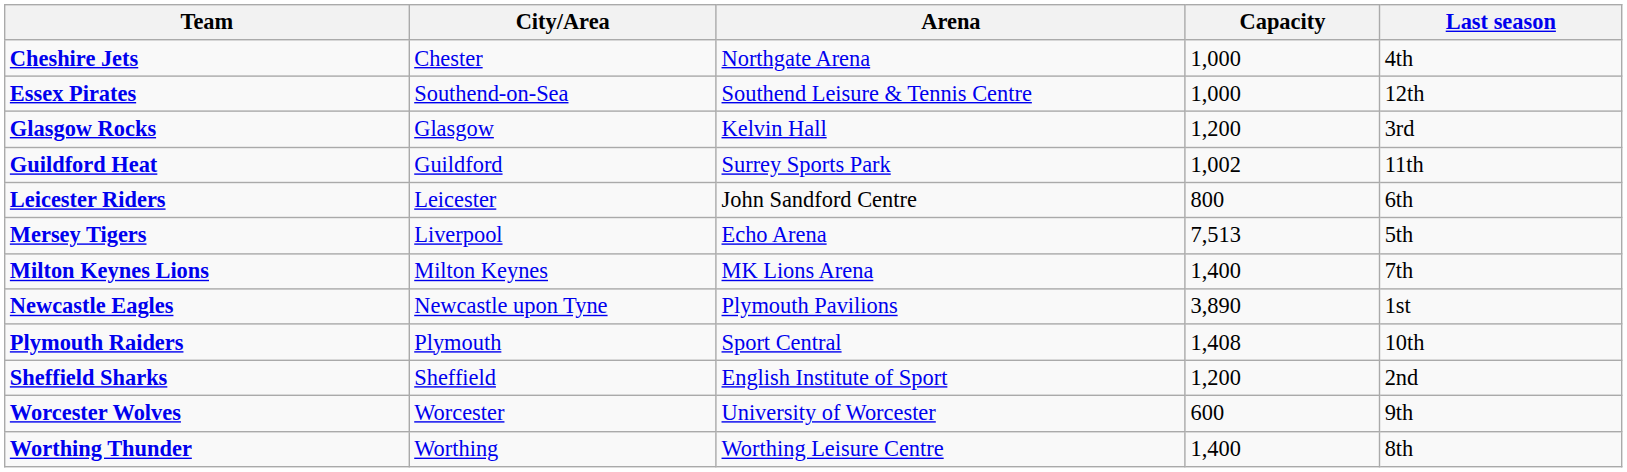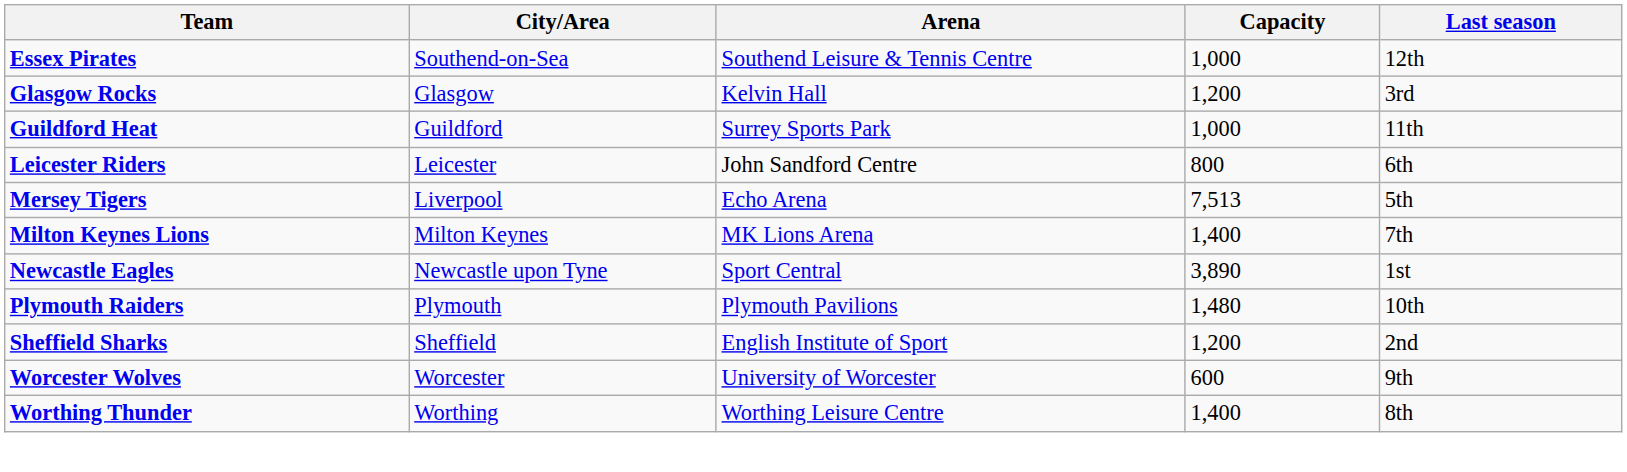- row: (74, 57)
(1216, 164) 1,002 -> (1216, 128) 1,000
(810, 306) Plymouth Pavilions -> (782, 270) Sport Central
(782, 341) Sport Central -> (810, 306) Plymouth Pavilions
(1216, 341) 1,408 -> (1216, 306) 1,480
